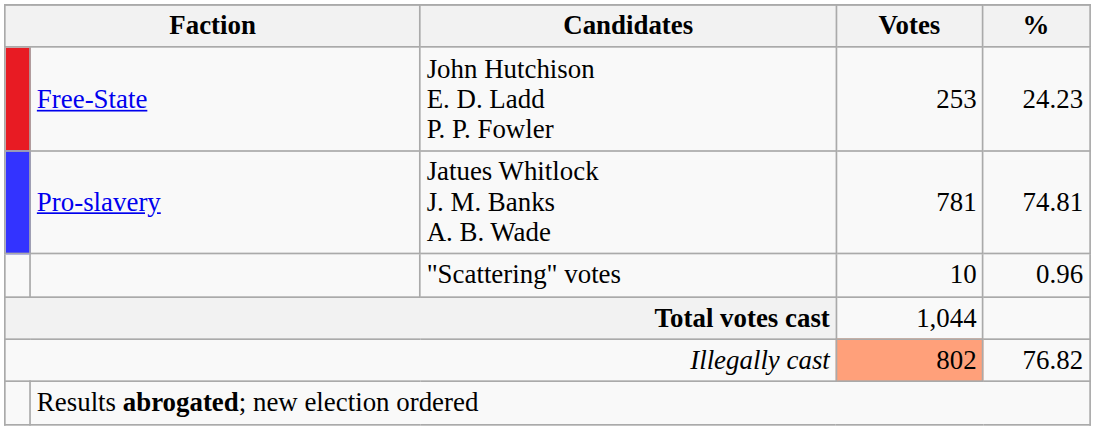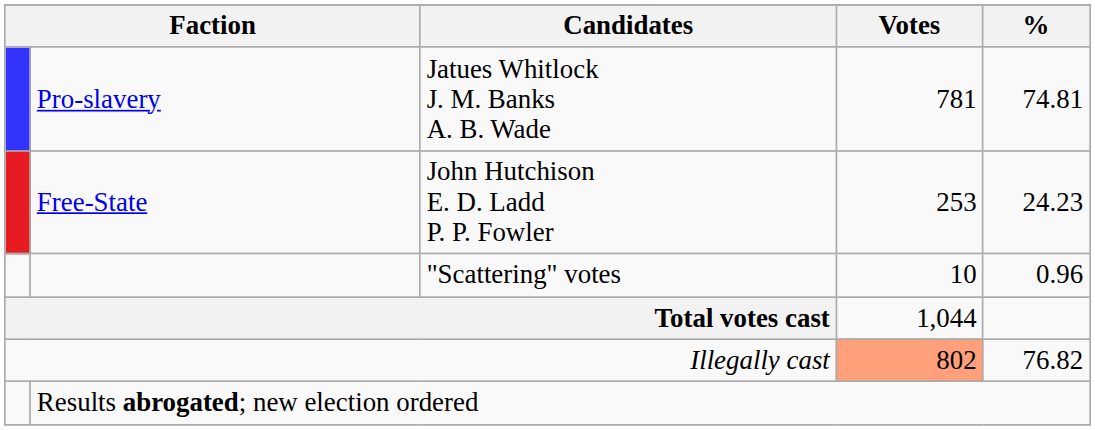rows swapped: (99, 201) <-> (92, 98)
